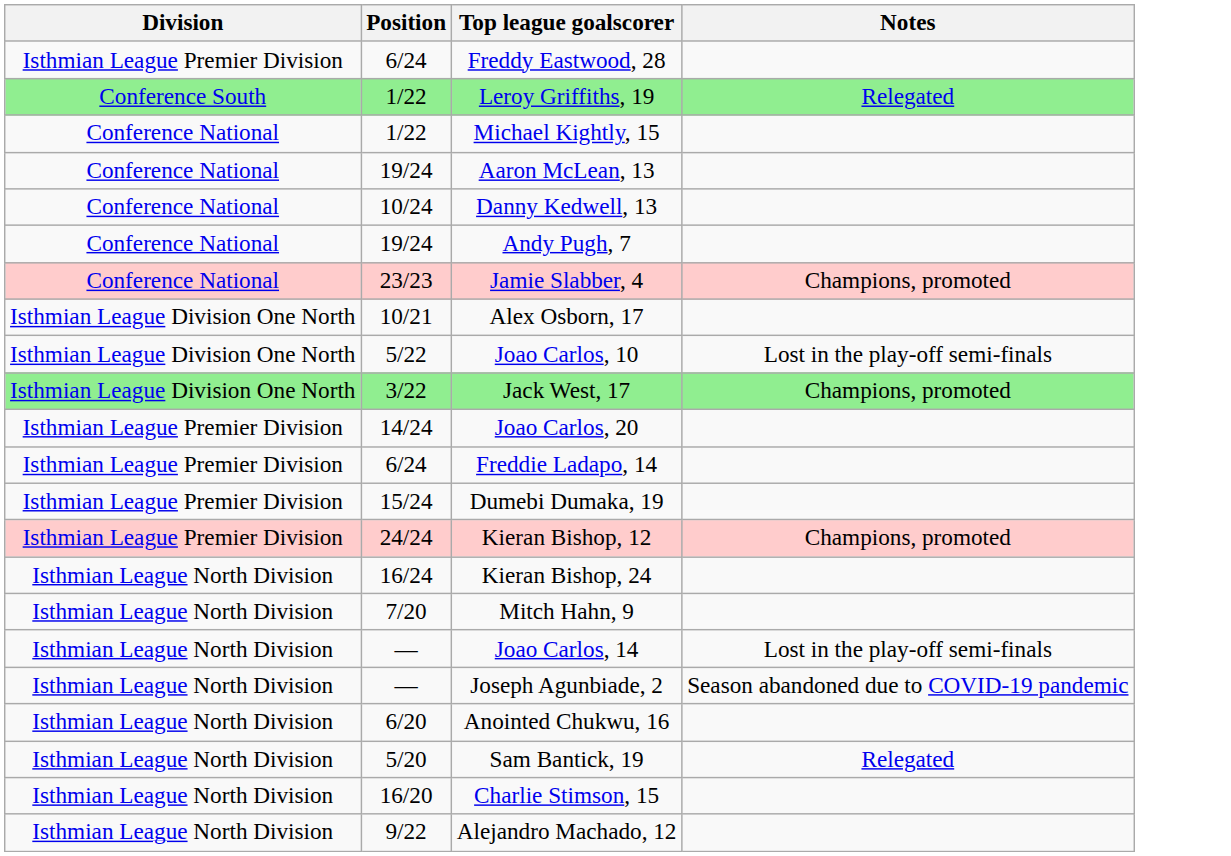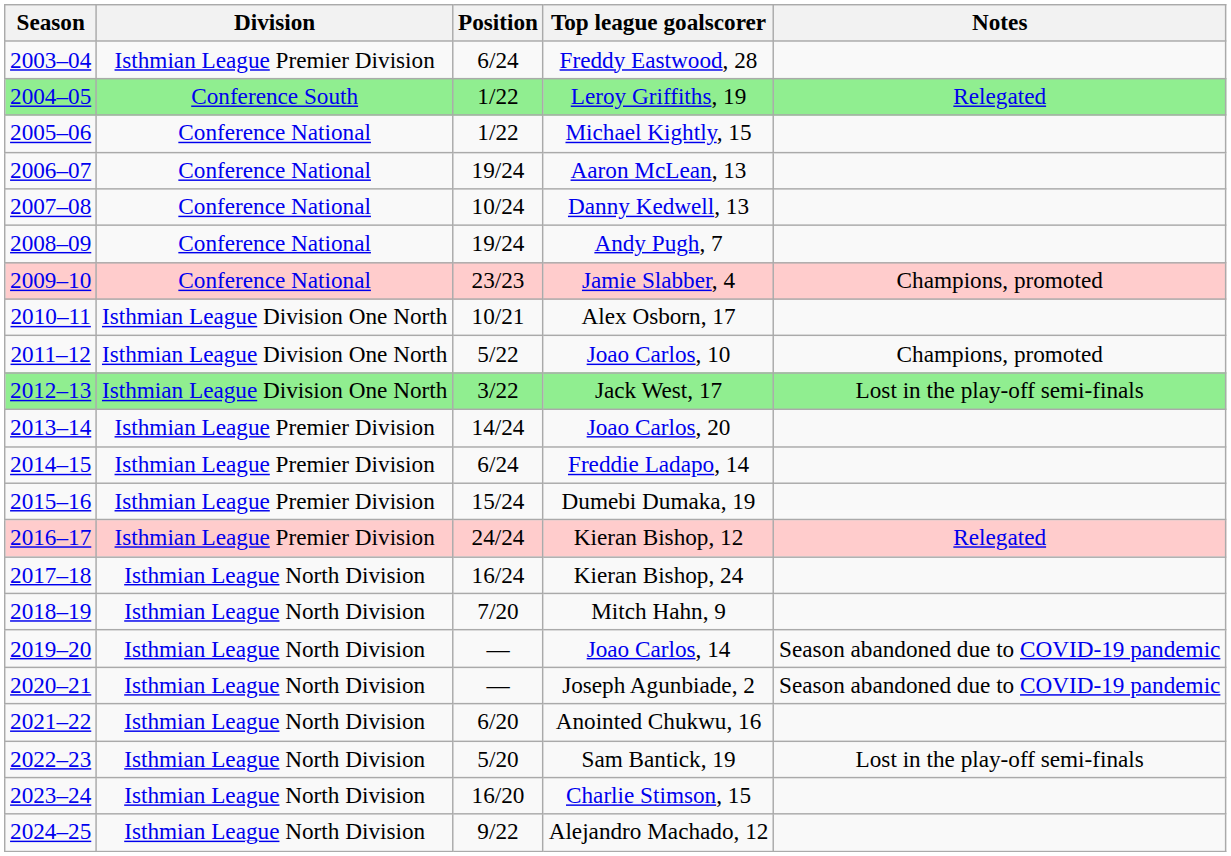+ column: (51, 22)
(908, 354) Lost in the play-off semi-finals -> (1000, 354) Champions, promoted
(908, 390) Champions, promoted -> (1000, 390) Lost in the play-off semi-finals
(908, 538) Champions, promoted -> (1000, 538) Relegated
(908, 648) Lost in the play-off semi-finals -> (1000, 648) Season abandoned due to COVID-19 pandemic
(908, 758) Relegated -> (1000, 758) Lost in the play-off semi-finals
